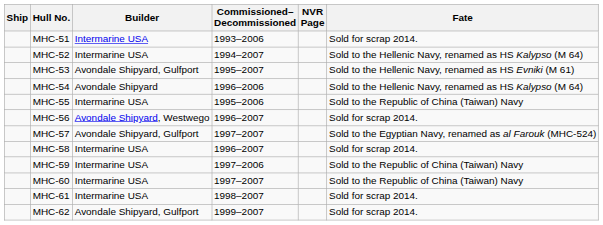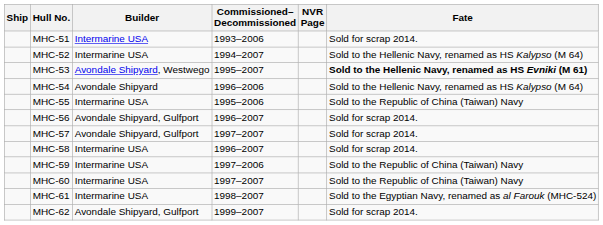(137, 70) Avondale Shipyard, Gulfport -> (142, 70) Avondale Shipyard, Westwego
(452, 70) normal -> (458, 70) bold
(142, 117) Avondale Shipyard, Westwego -> (137, 117) Avondale Shipyard, Gulfport
(463, 133) Sold to the Egyptian Navy, renamed as al Farouk (MHC-524) -> (373, 133) Sold for scrap 2014.
(373, 196) Sold for scrap 2014. -> (463, 196) Sold to the Egyptian Navy, renamed as al Farouk (MHC-524)
